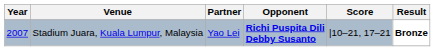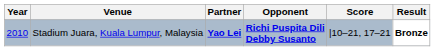(17, 33) 2007 -> (17, 33) 2010
(224, 33) normal -> (224, 33) bold
